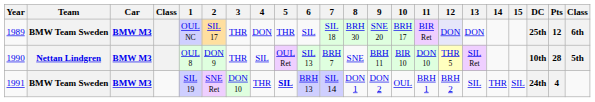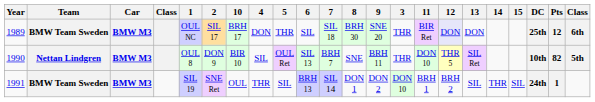columns swapped: (238, 11) <-> (403, 11)
(557, 57) 28 -> (557, 57) 82
(286, 83) bold -> (285, 83) normal
(557, 83) 4 -> (557, 83) 1
